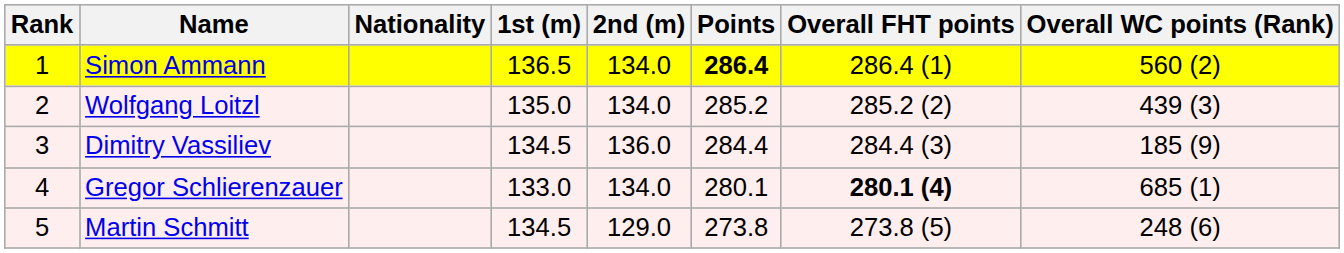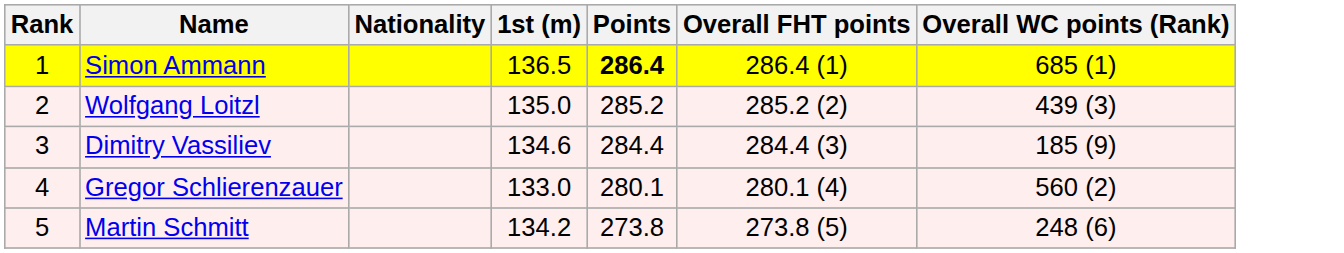- column: (639, 24)
(1180, 65) 560 (2) -> (1076, 65) 685 (1)
(539, 146) 134.5 -> (539, 146) 134.6
(901, 187) bold -> (797, 187) normal
(1180, 187) 685 (1) -> (1076, 187) 560 (2)
(539, 227) 134.5 -> (539, 227) 134.2
